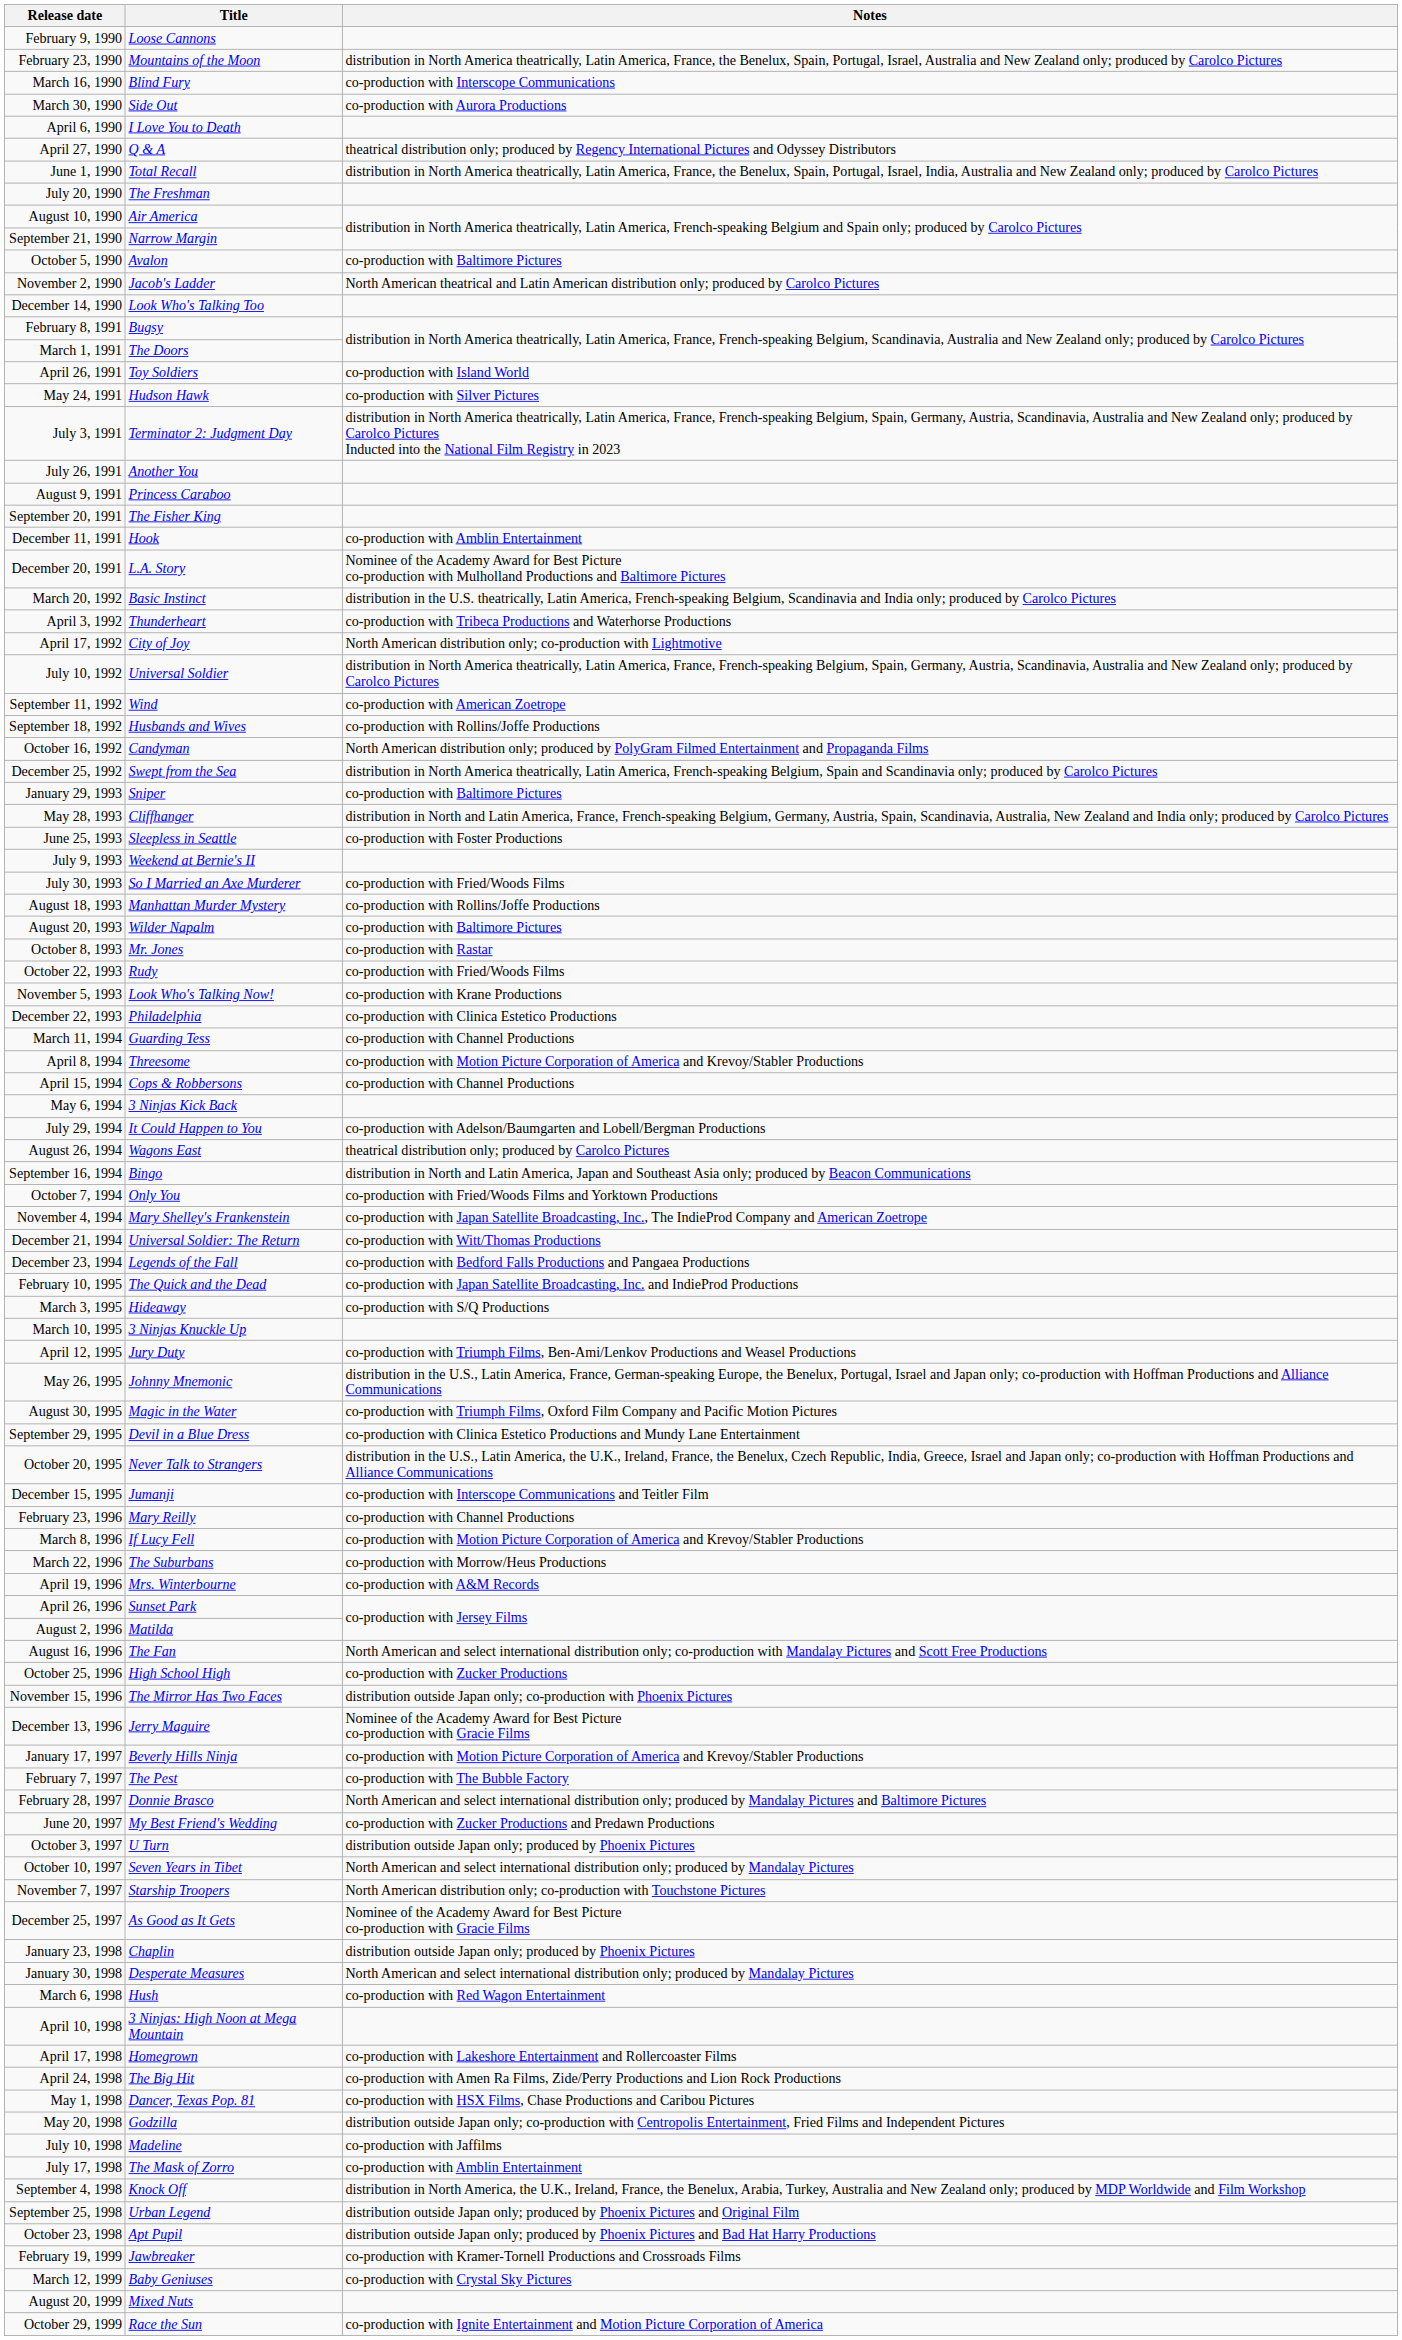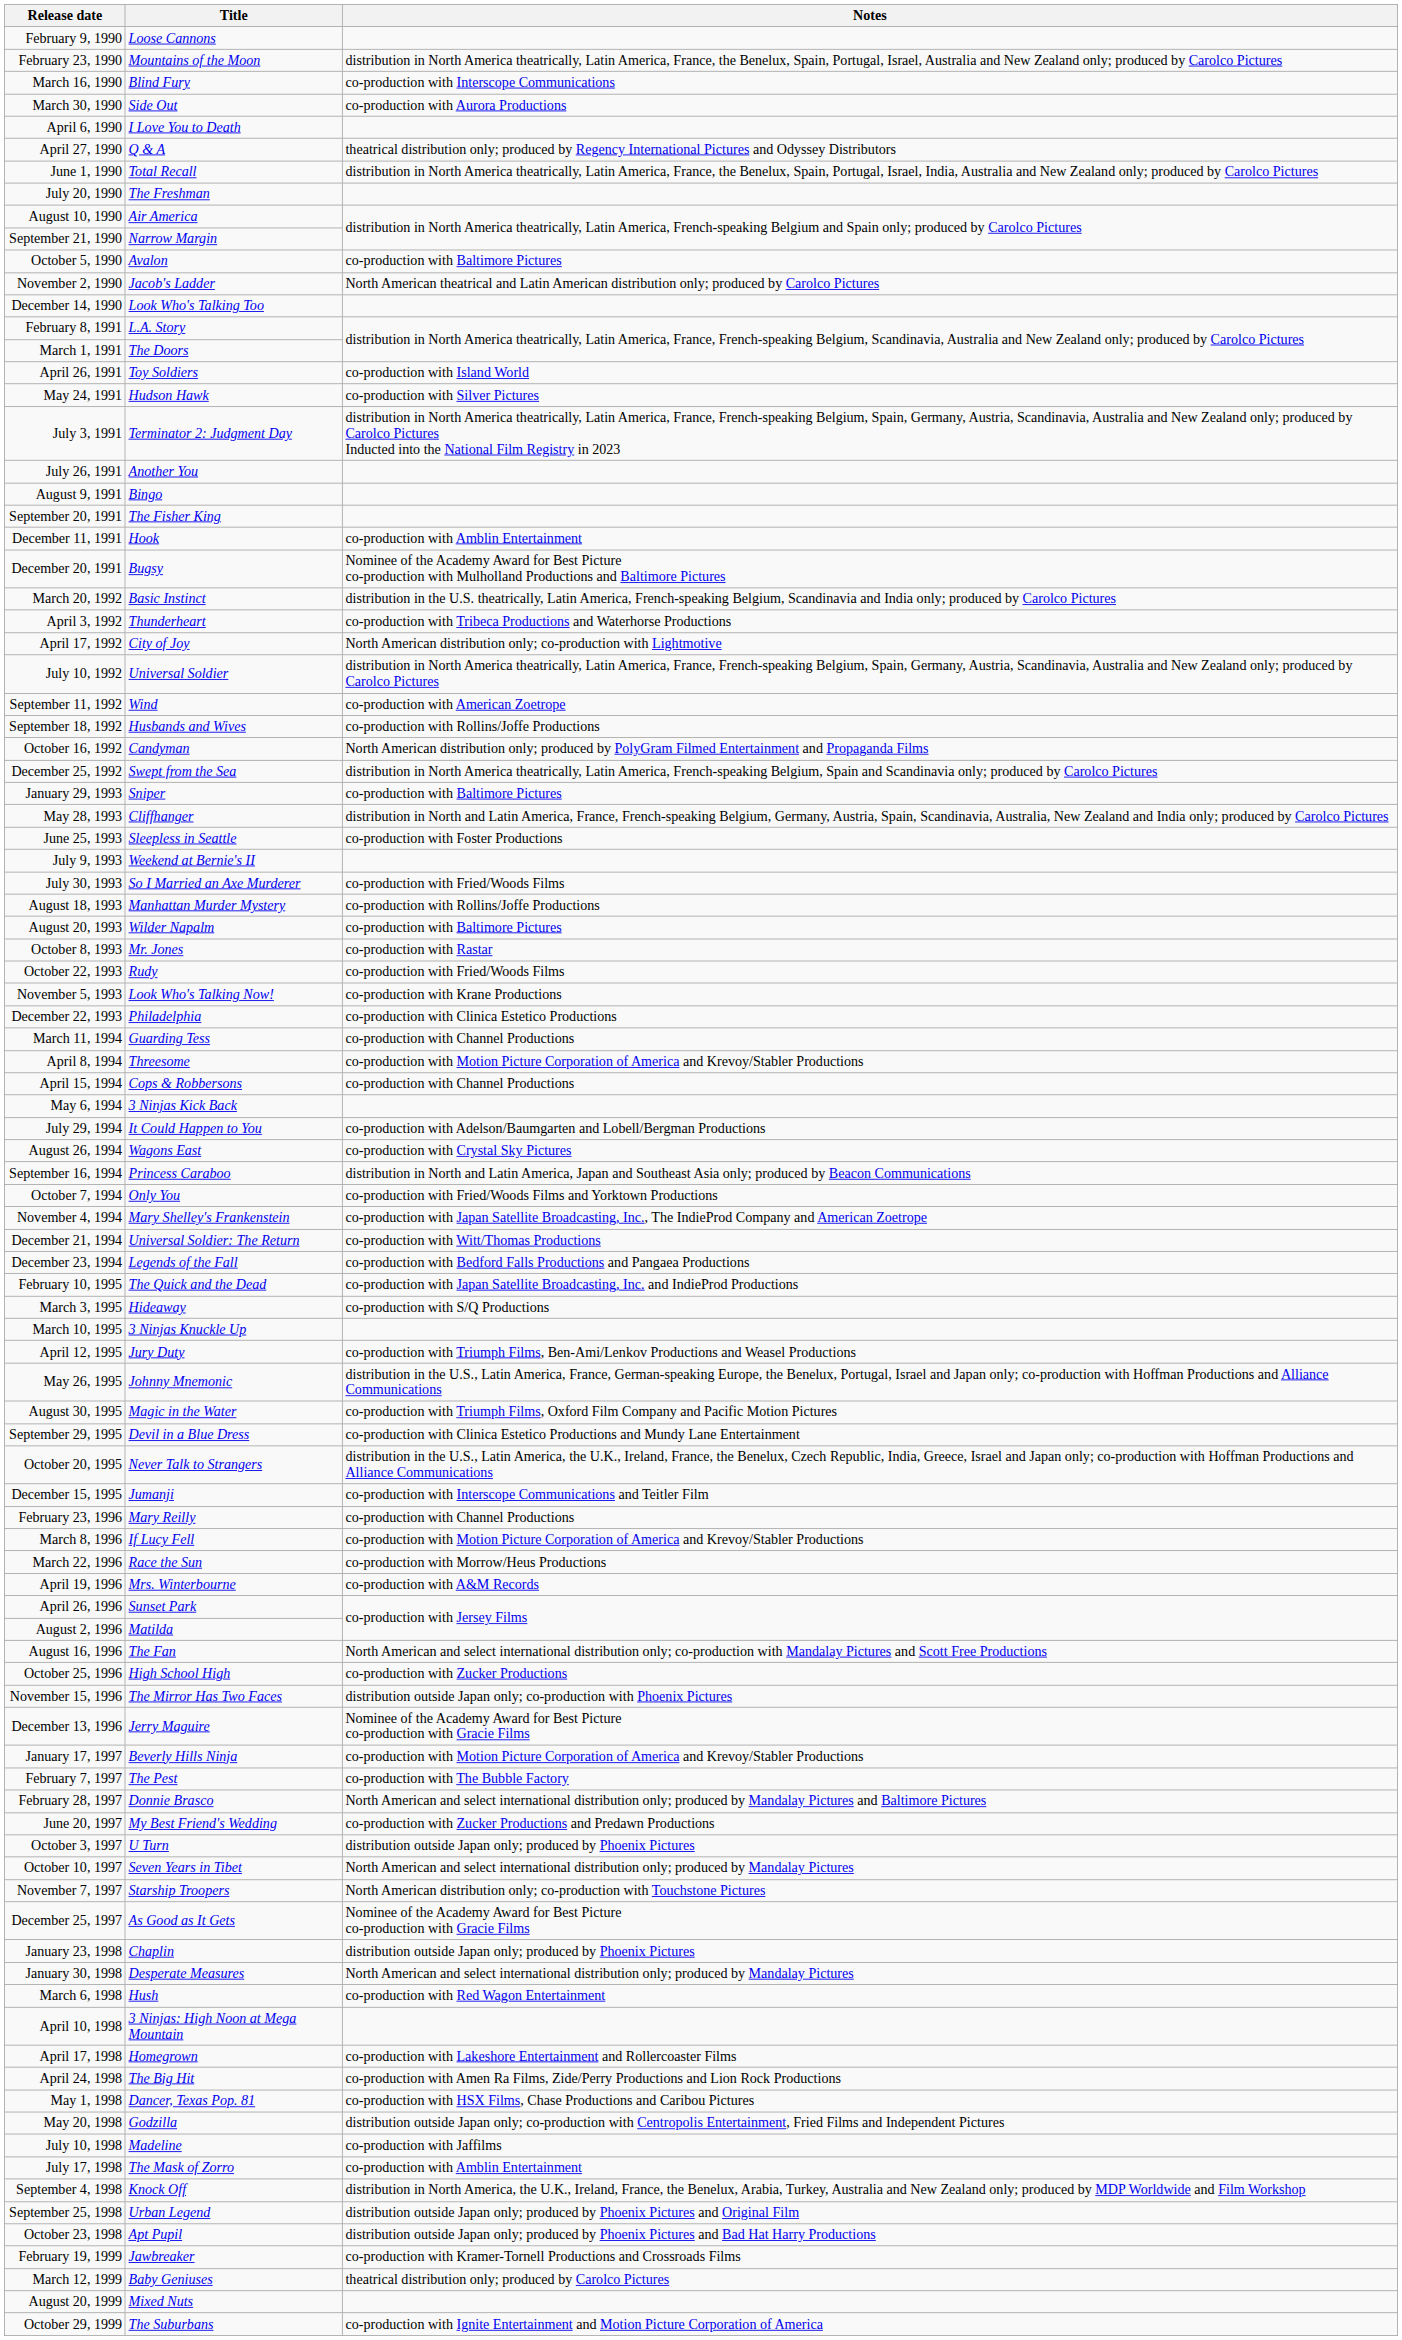(146, 328) Bugsy -> (157, 328) L.A. Story
(180, 493) Princess Caraboo -> (145, 493) Bingo
(157, 568) L.A. Story -> (146, 568) Bugsy
(507, 1150) theatrical distribution only; produced by Carolco Pictures -> (458, 1150) co-production with Crystal Sky Pictures
(145, 1173) Bingo -> (180, 1173) Princess Caraboo
(171, 1562) The Suburbans -> (165, 1562) Race the Sun
(458, 2279) co-production with Crystal Sky Pictures -> (507, 2279) theatrical distribution only; produced by Carolco Pictures
(165, 2324) Race the Sun -> (171, 2324) The Suburbans
